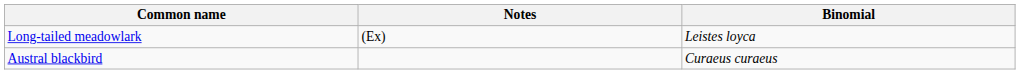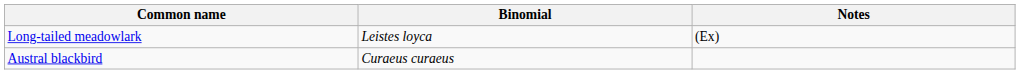columns swapped: (849, 15) <-> (520, 15)
